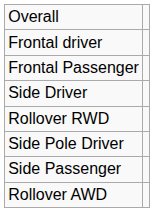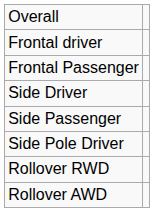rows swapped: (65, 169) <-> (59, 118)
